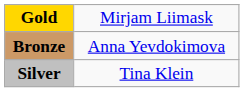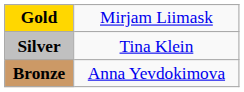rows swapped: (39, 73) <-> (39, 45)
